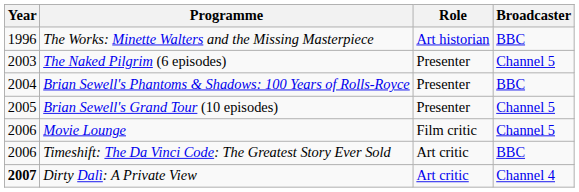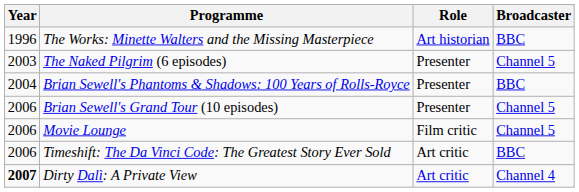(22, 107) 2005 -> (22, 107) 2006
